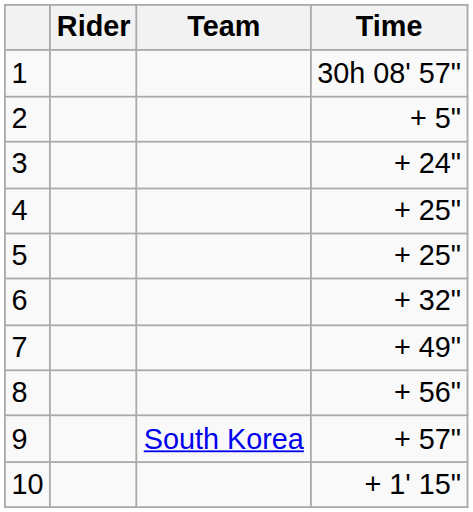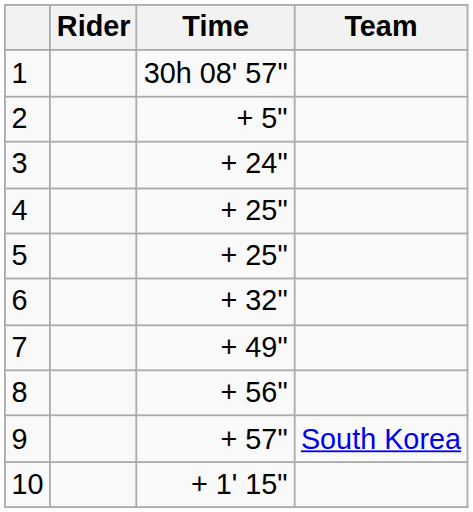columns swapped: (224, 27) <-> (389, 27)
